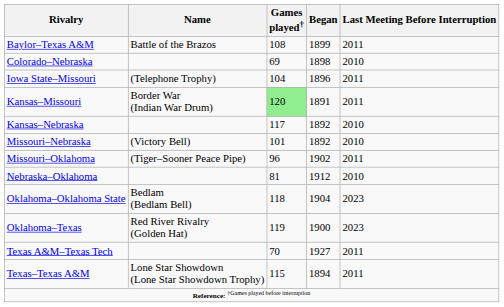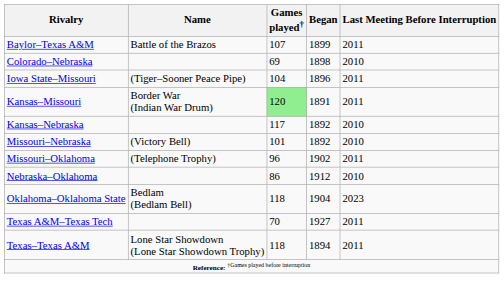(277, 44) 108 -> (277, 44) 107
(173, 78) (Telephone Trophy) -> (188, 78) (Tiger–Sooner Peace Pipe)
(188, 159) (Tiger–Sooner Peace Pipe) -> (173, 159) (Telephone Trophy)
(275, 176) 81 -> (275, 176) 86
- row: (44, 228)
(277, 274) 115 -> (277, 245) 118
